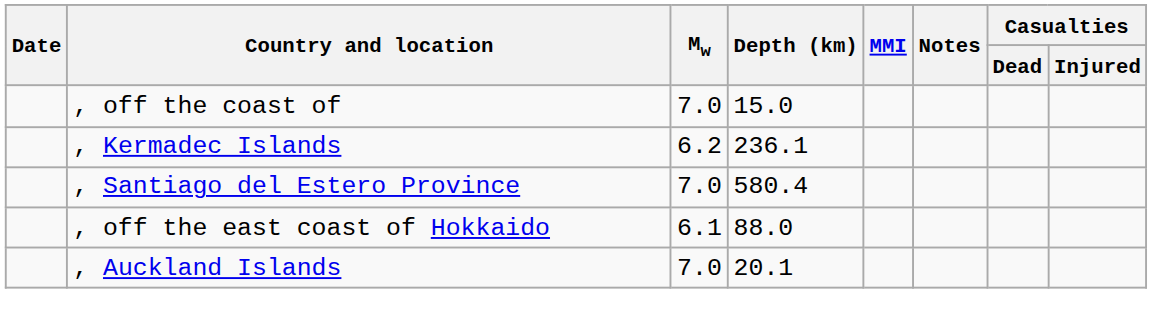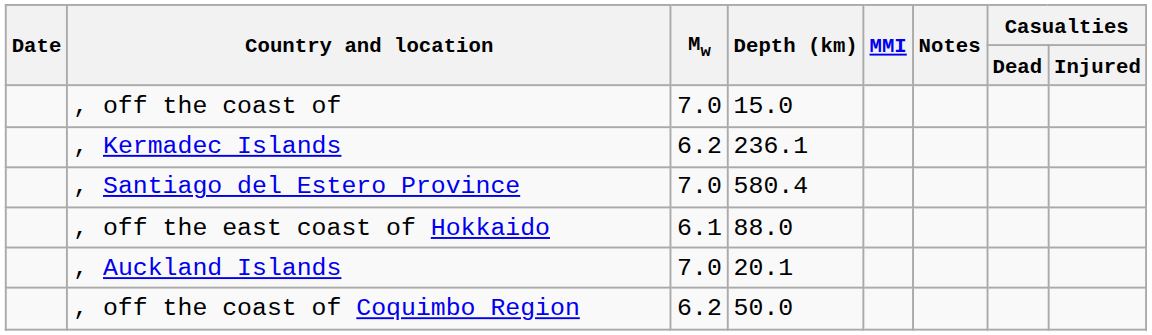+ row: (327, 308)
